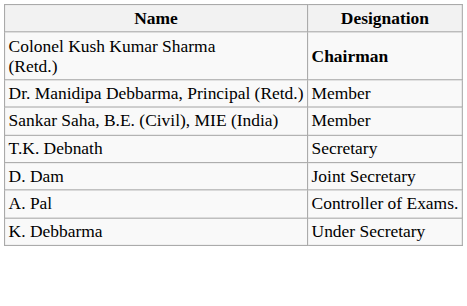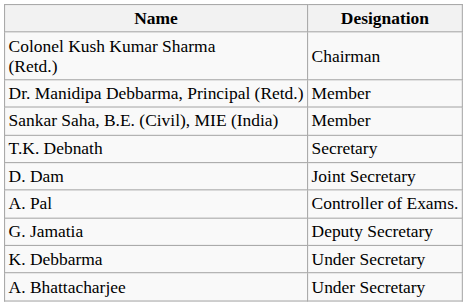(350, 55) bold -> (346, 55) normal
+ row: (46, 231)
+ row: (67, 286)
